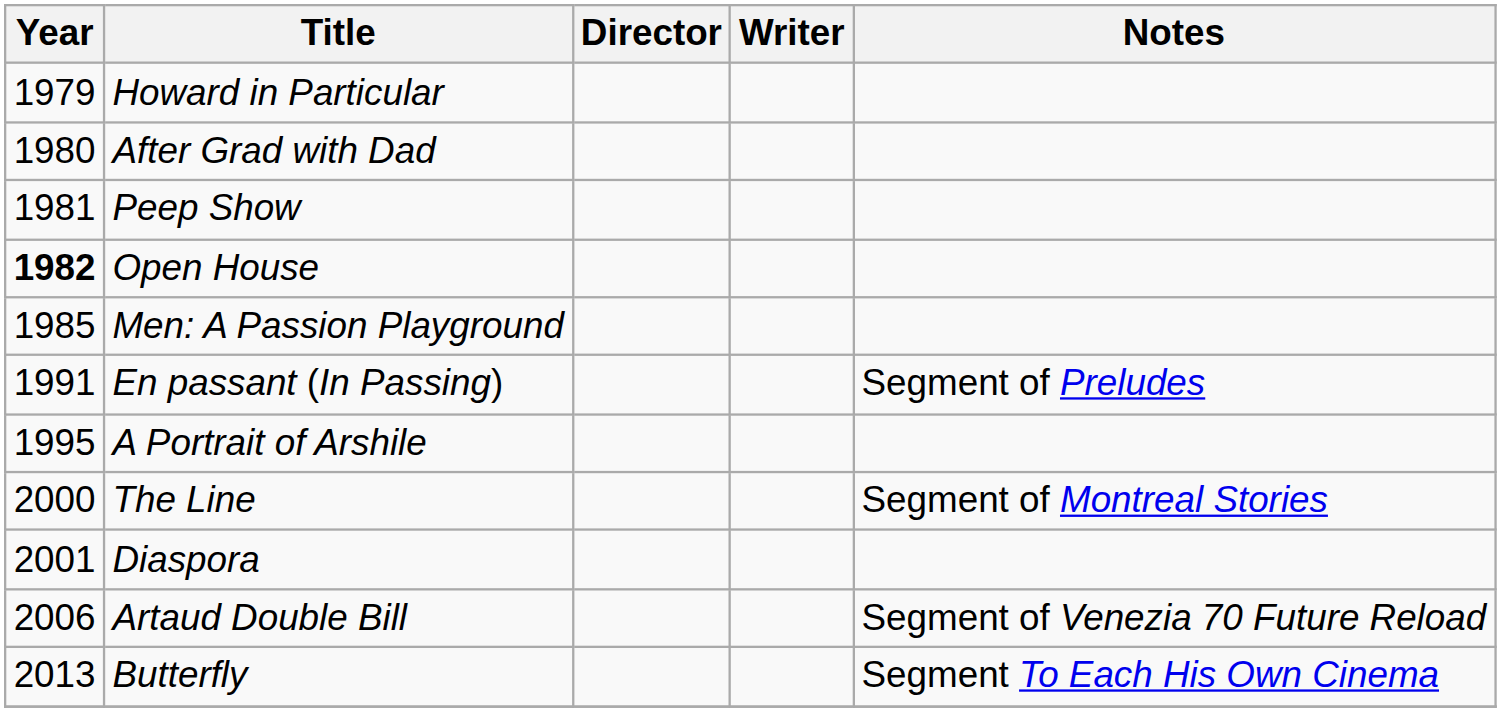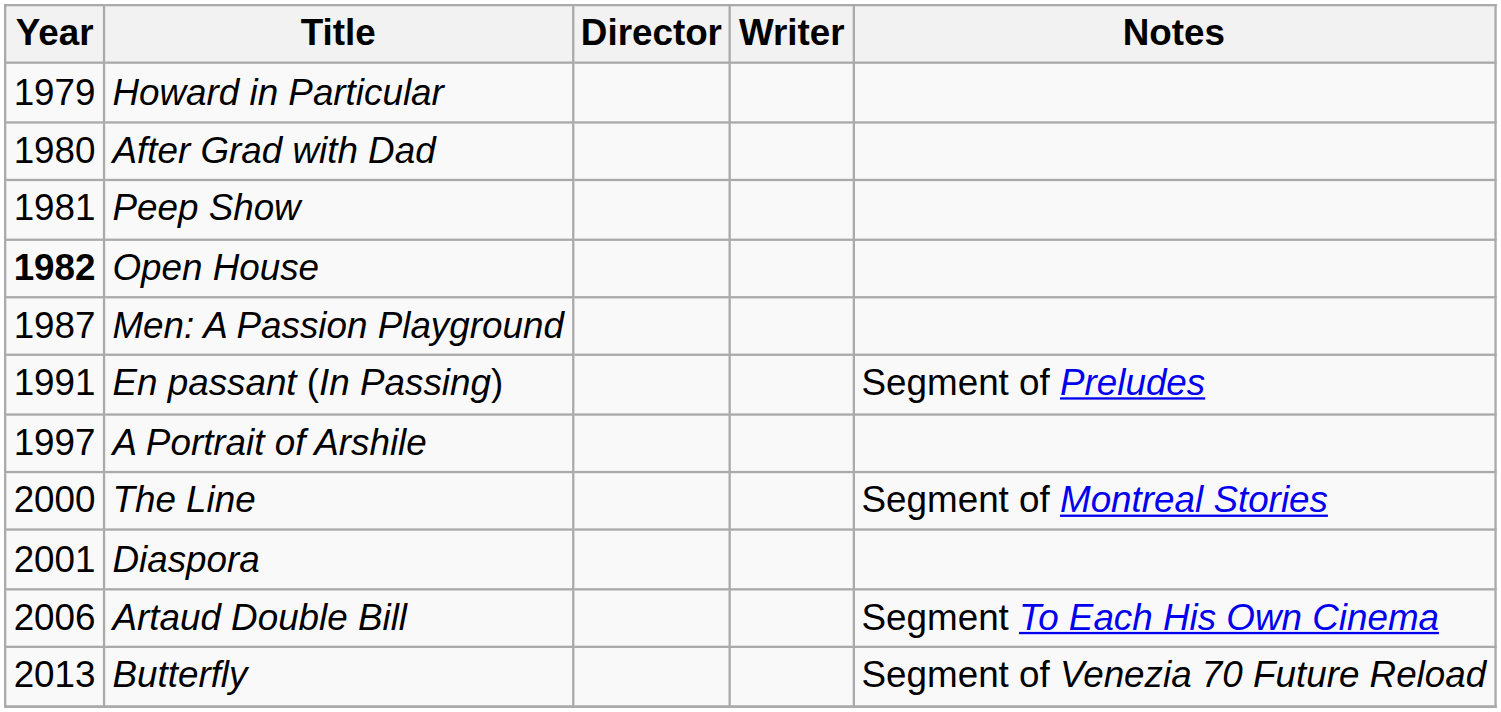(55, 325) 1985 -> (55, 325) 1987
(55, 442) 1995 -> (55, 442) 1997
(1174, 617) Segment of Venezia 70 Future Reload -> (1150, 617) Segment To Each His Own Cinema
(1150, 675) Segment To Each His Own Cinema -> (1174, 675) Segment of Venezia 70 Future Reload
